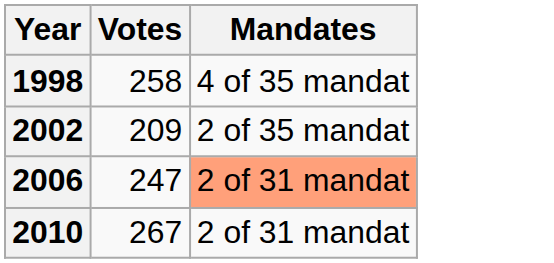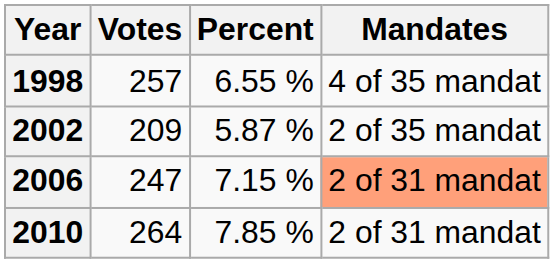+ column: (255, 29)
(156, 80) 258 -> (156, 80) 257
(156, 231) 267 -> (156, 231) 264
